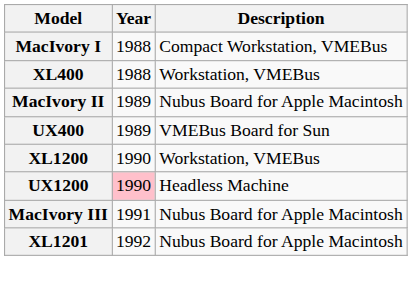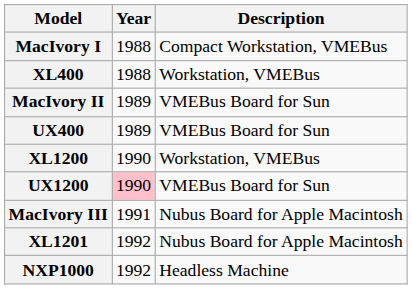(281, 102) Nubus Board for Apple Macintosh -> (245, 102) VMEBus Board for Sun
(224, 185) Headless Machine -> (245, 185) VMEBus Board for Sun
+ row: (58, 269)
